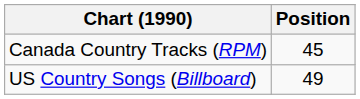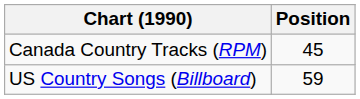(313, 79) 49 -> (313, 79) 59
